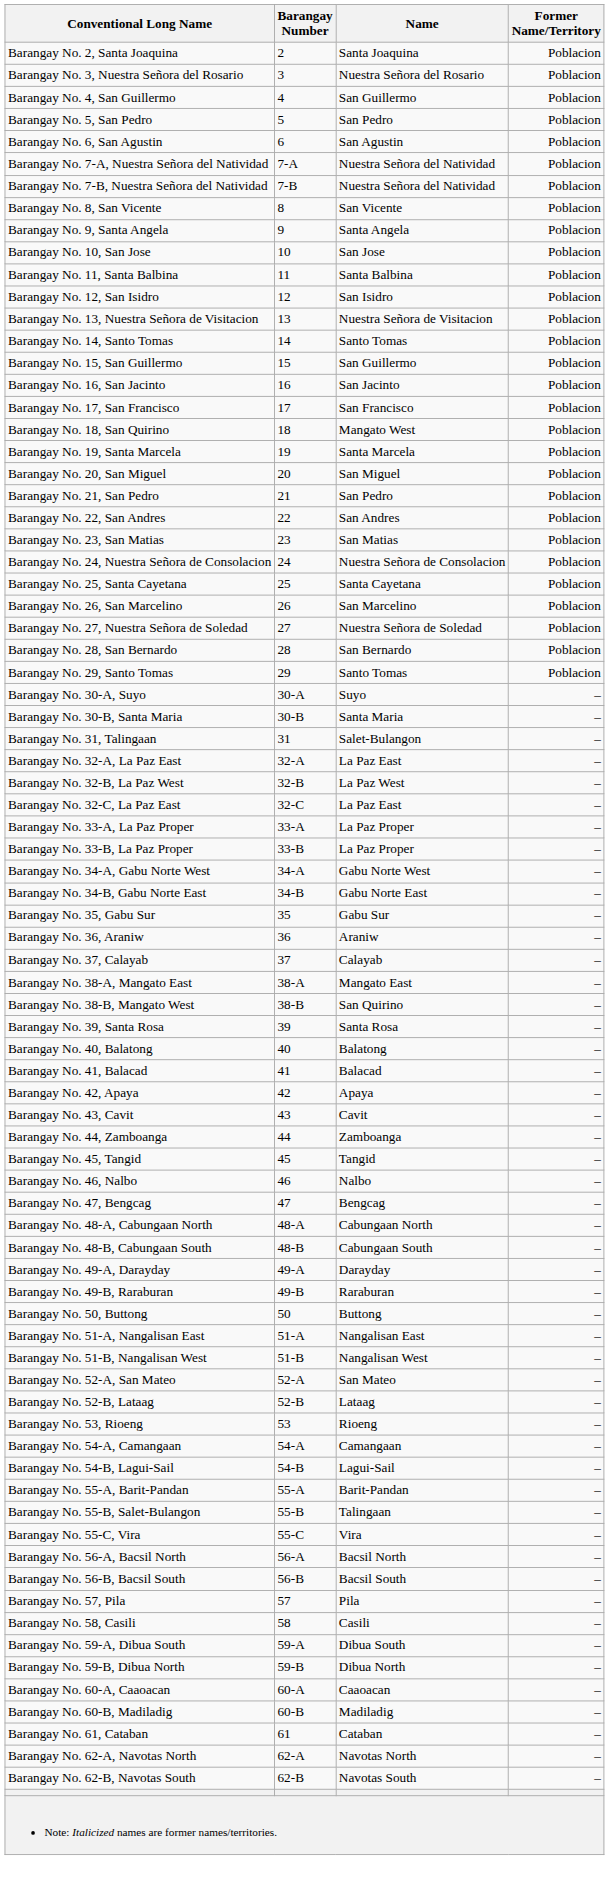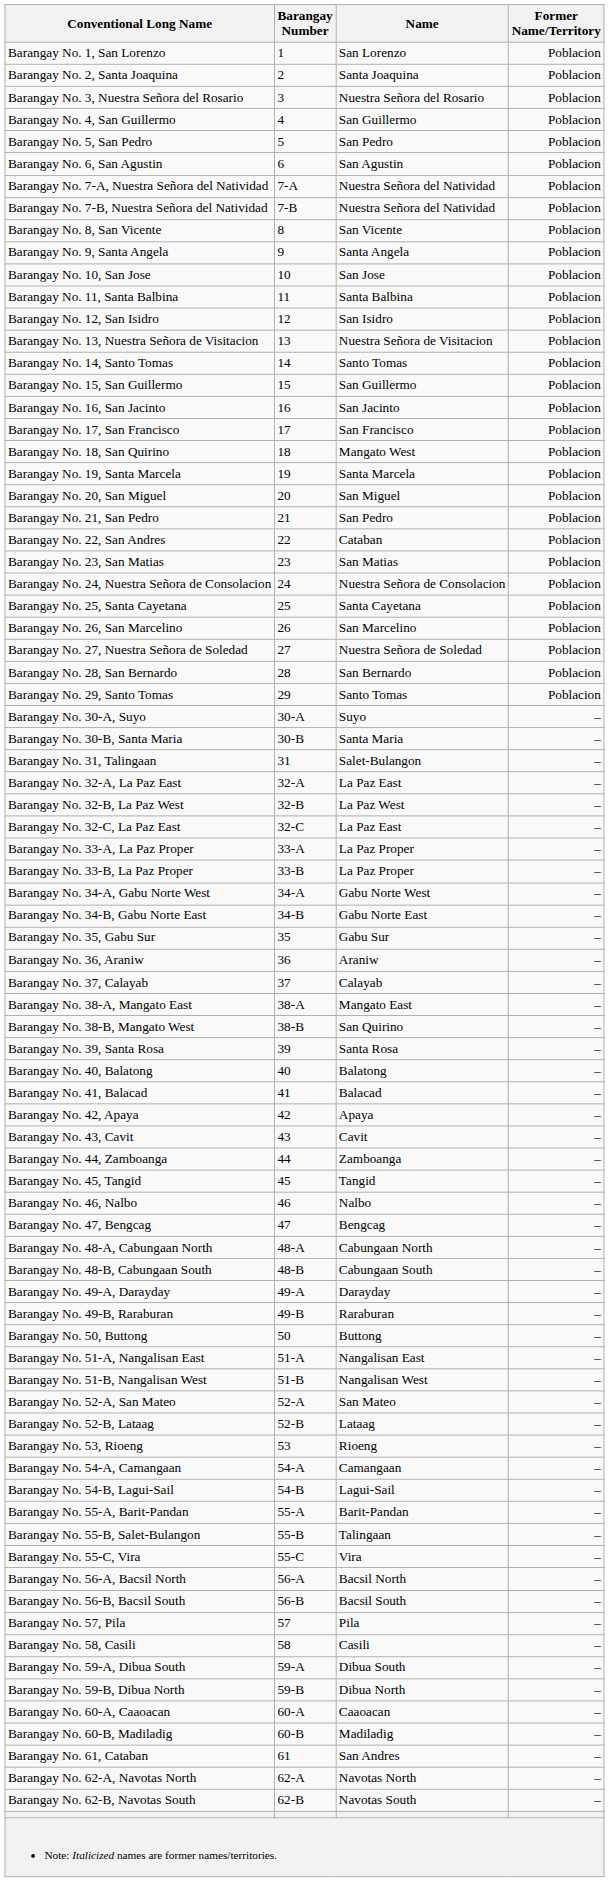+ row: (87, 53)
(369, 517) San Andres -> (361, 539) Cataban
(361, 1733) Cataban -> (369, 1755) San Andres
